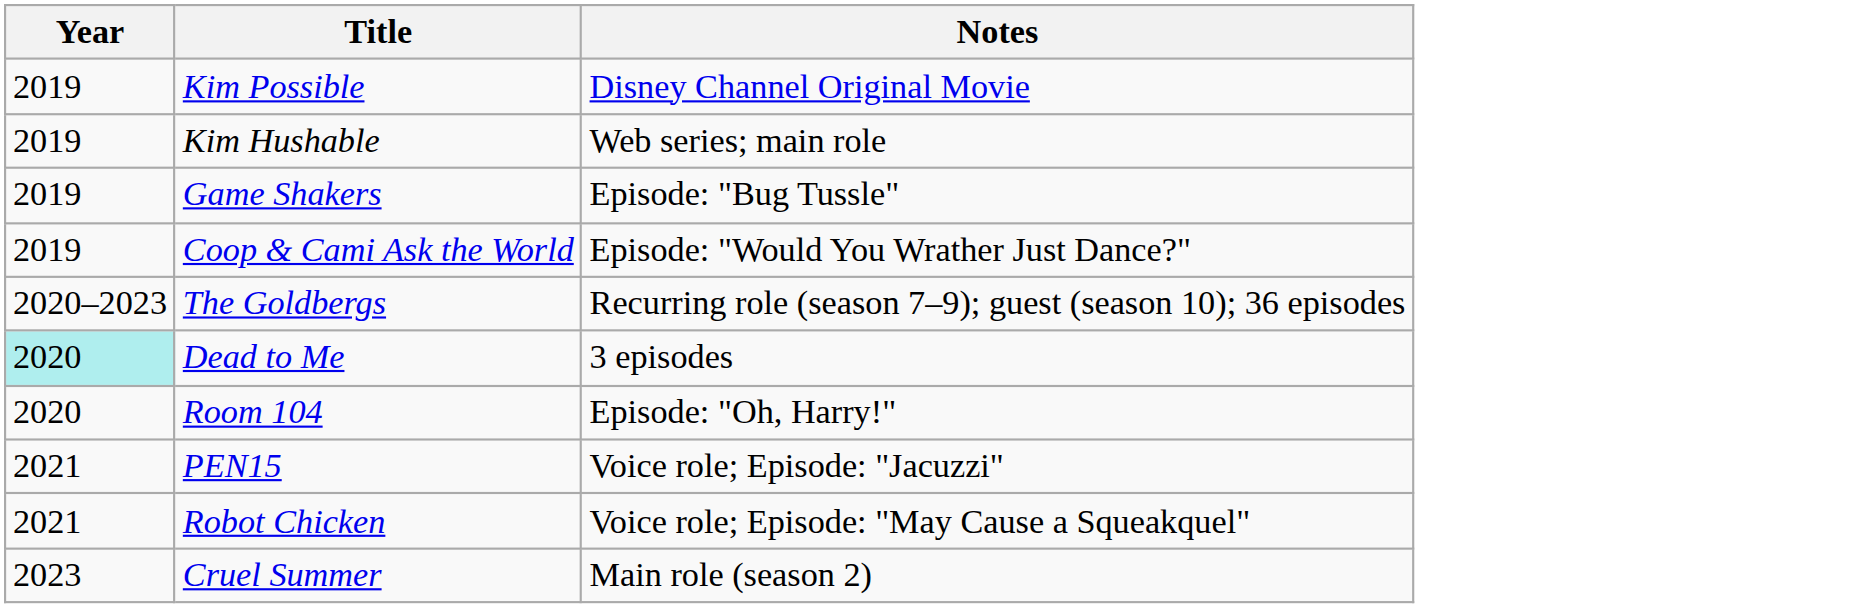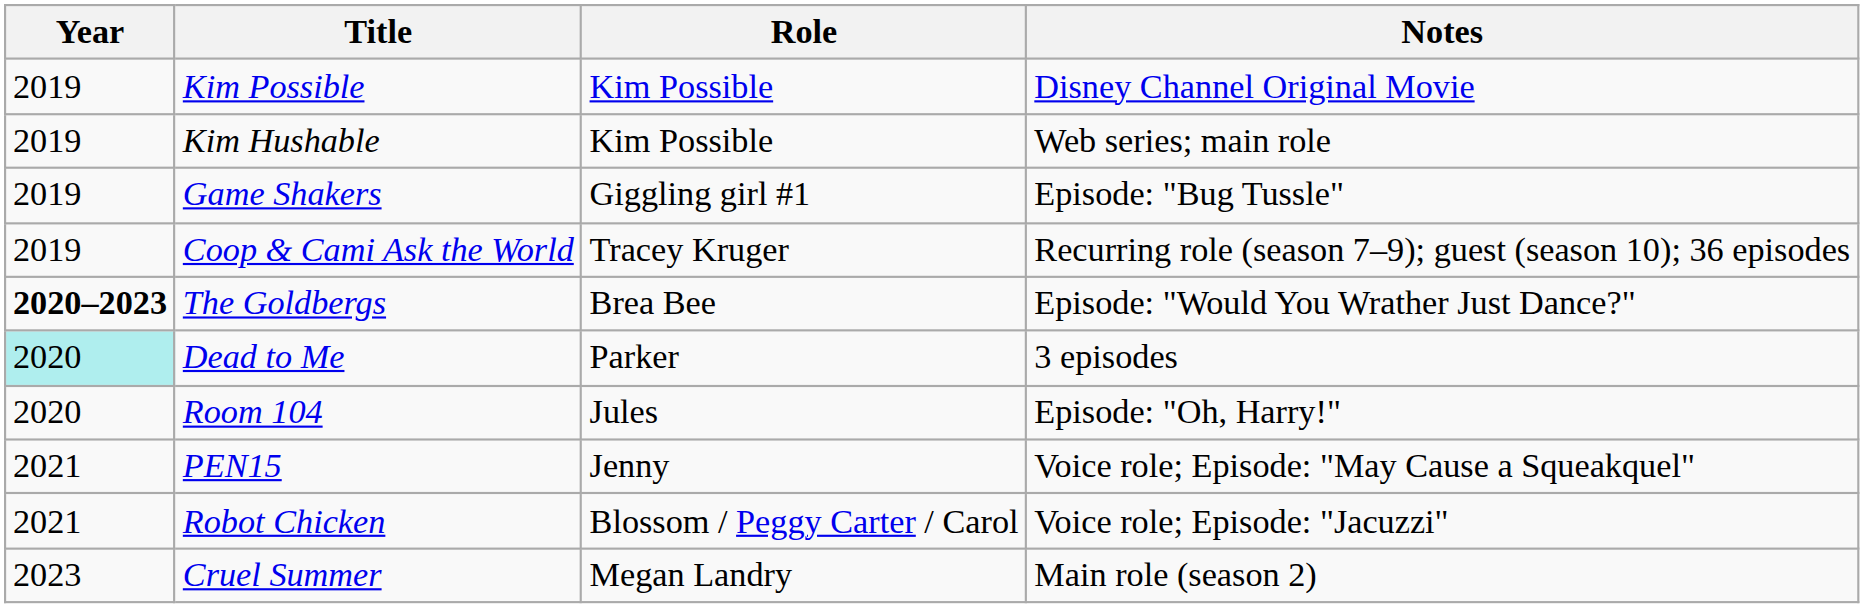+ column: (804, 31)
(890, 248) Episode: "Would You Wrather Just Dance?" -> (1442, 248) Recurring role (season 7–9); guest (season 10); 36 episodes
(90, 303) normal -> (90, 303) bold
(997, 303) Recurring role (season 7–9); guest (season 10); 36 episodes -> (1335, 303) Episode: "Would You Wrather Just Dance?"
(797, 466) Voice role; Episode: "Jacuzzi" -> (1365, 466) Voice role; Episode: "May Cause a Squeakquel"
(920, 520) Voice role; Episode: "May Cause a Squeakquel" -> (1241, 520) Voice role; Episode: "Jacuzzi"
